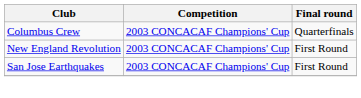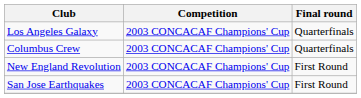+ row: (52, 31)
